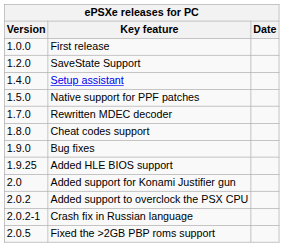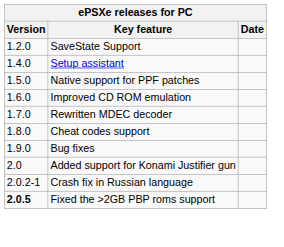- row: (80, 47)
+ row: (121, 98)
- row: (112, 166)
- row: (149, 200)
(19, 234) normal -> (19, 200) bold
